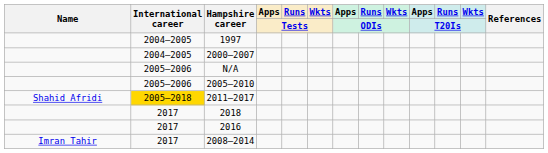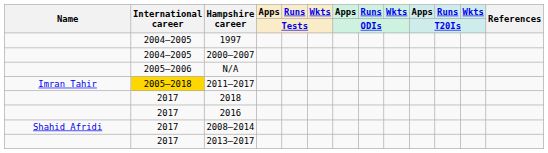- row: (230, 84)
(68, 98) Shahid Afridi -> (68, 84) Imran Tahir
(68, 141) Imran Tahir -> (68, 127) Shahid Afridi
+ row: (230, 141)
